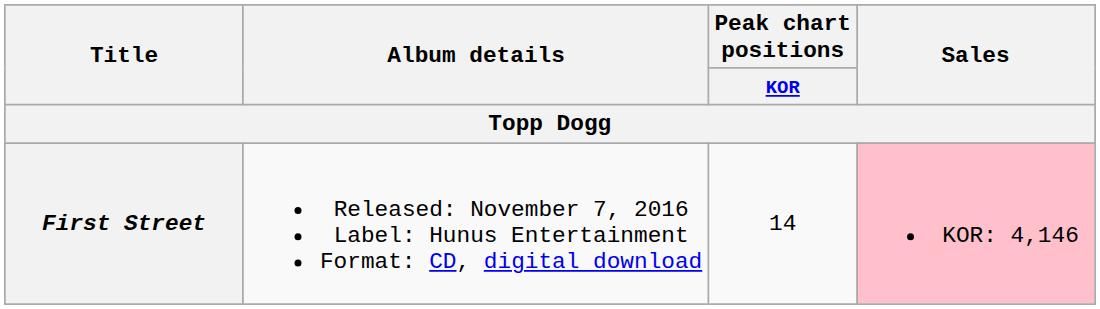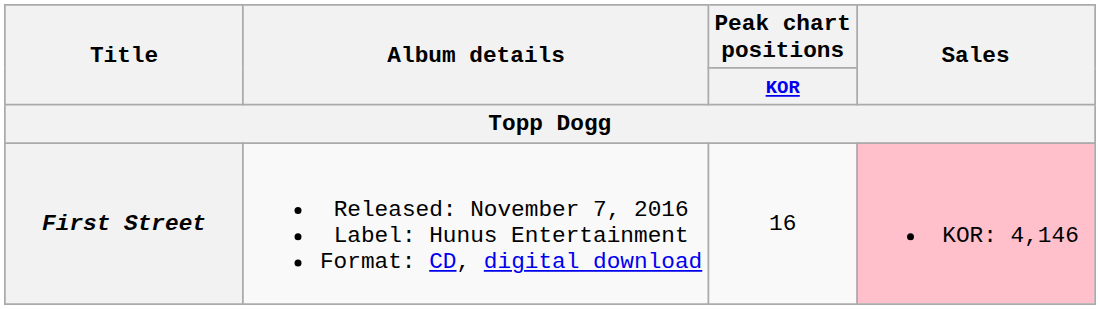(783, 223) 14 -> (783, 223) 16
